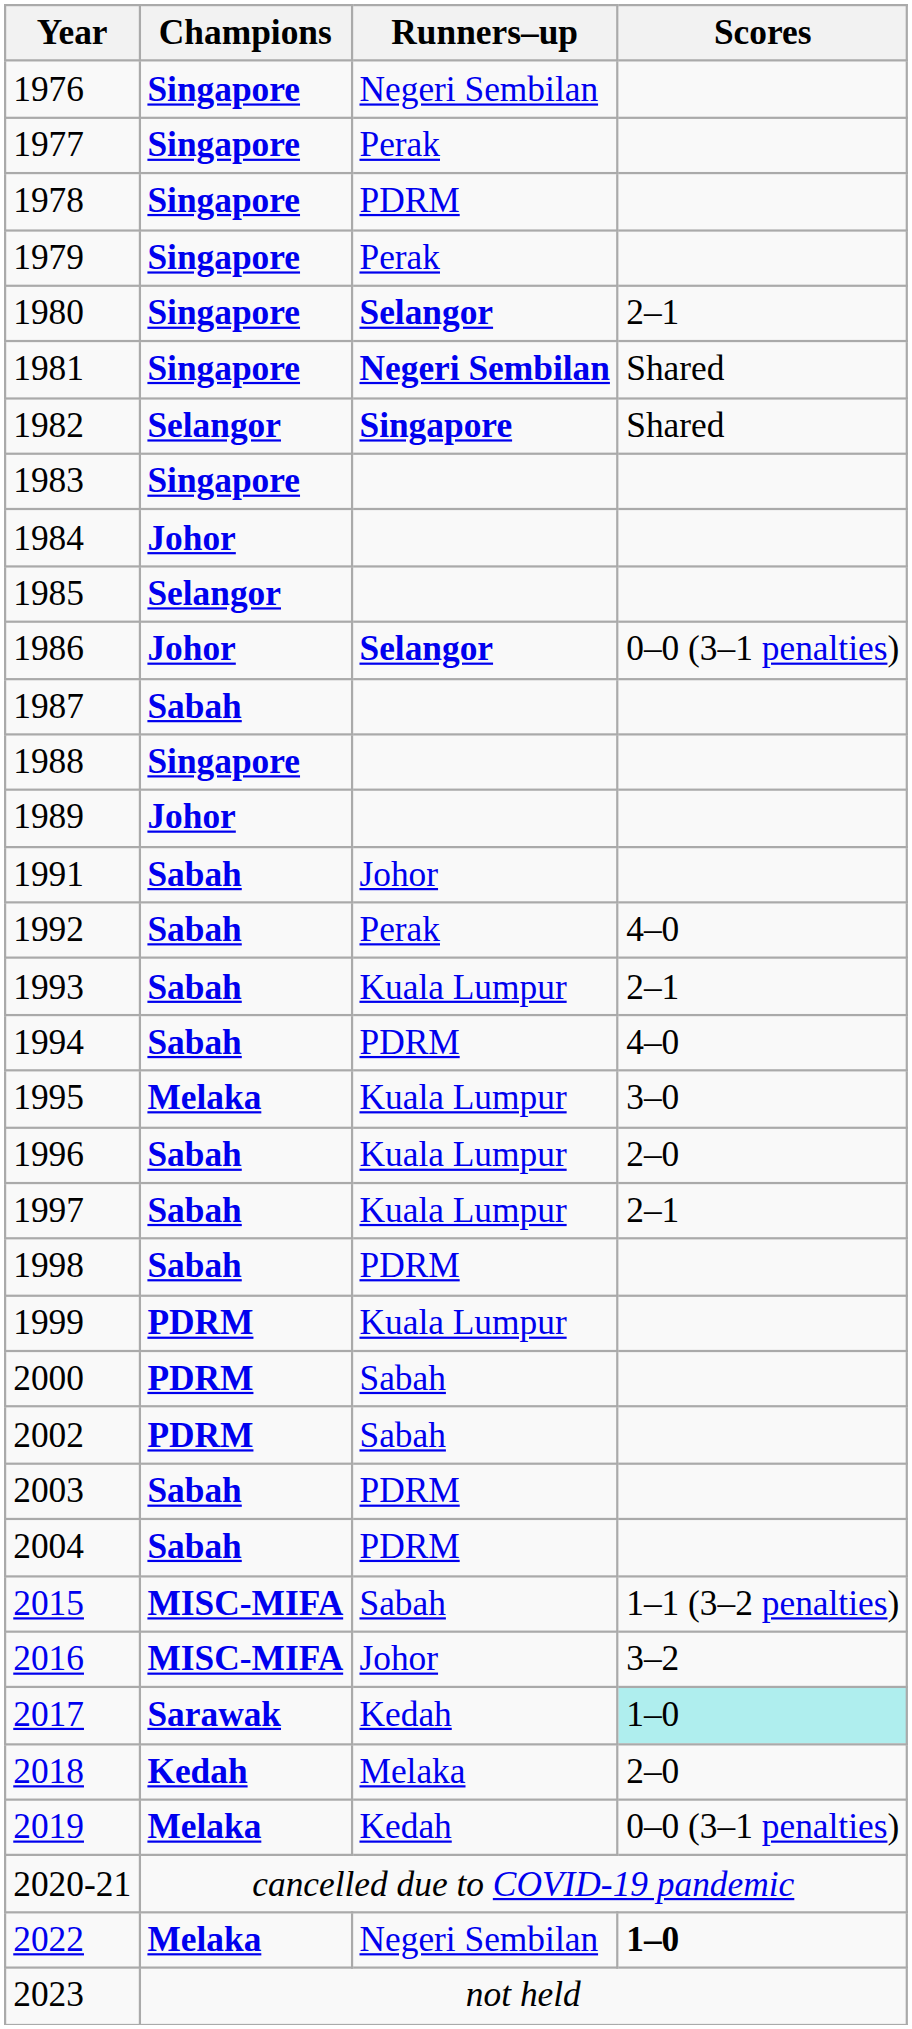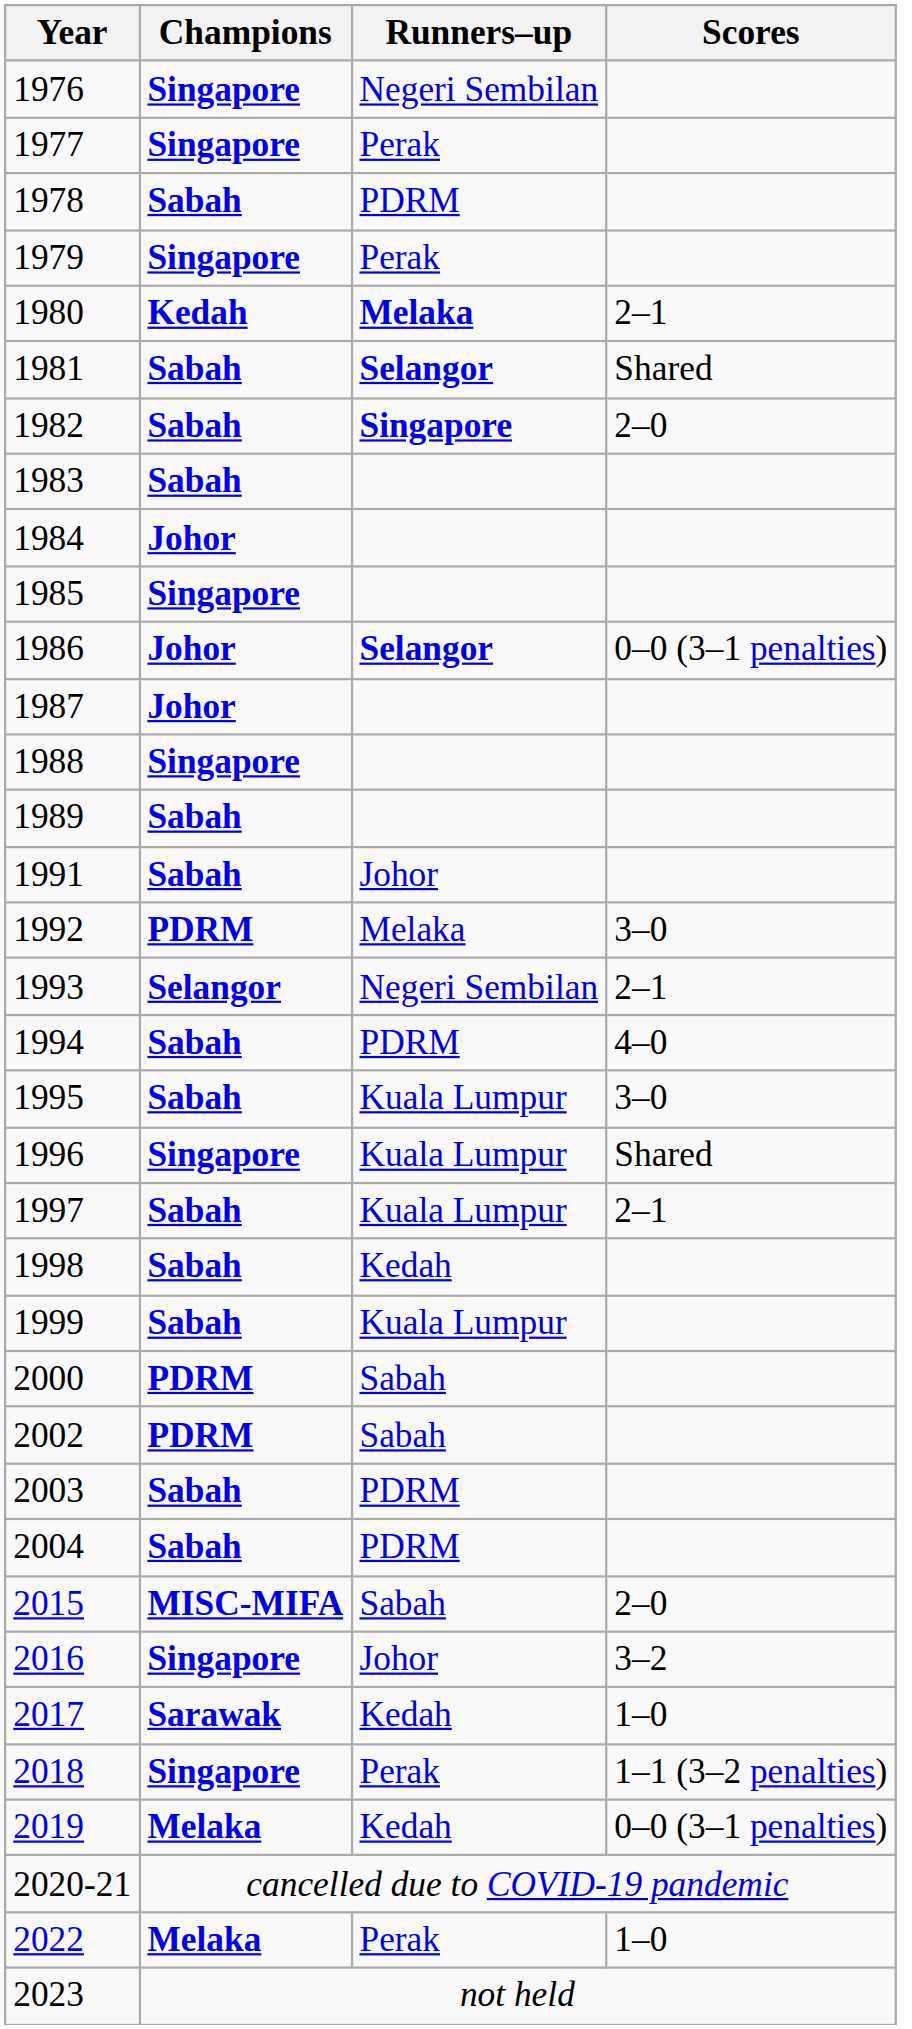(224, 200) Singapore -> (195, 200) Sabah
(224, 312) Singapore -> (198, 312) Kedah
(426, 312) Selangor -> (416, 312) Melaka
(224, 369) Singapore -> (195, 369) Sabah
(485, 369) Negeri Sembilan -> (426, 369) Selangor
(214, 425) Selangor -> (195, 425) Sabah
(675, 425) Shared -> (641, 425) 2–0
(224, 481) Singapore -> (195, 481) Sabah
(214, 593) Selangor -> (224, 593) Singapore
(195, 705) Sabah -> (192, 705) Johor
(192, 817) Johor -> (195, 817) Sabah
(195, 929) Sabah -> (200, 929) PDRM
(400, 929) Perak -> (412, 929) Melaka
(653, 929) 4–0 -> (641, 929) 3–0
(195, 985) Sabah -> (214, 985) Selangor
(463, 985) Kuala Lumpur -> (479, 985) Negeri Sembilan
(204, 1098) Melaka -> (195, 1098) Sabah
(195, 1154) Sabah -> (224, 1154) Singapore
(653, 1154) 2–0 -> (663, 1154) Shared
(410, 1266) PDRM -> (406, 1266) Kedah
(200, 1322) PDRM -> (195, 1322) Sabah
(763, 1602) 1–1 (3–2 penalties) -> (641, 1602) 2–0
(245, 1658) MISC-MIFA -> (224, 1658) Singapore
(653, 1714) paleturquoise background -> (641, 1714) no background
(198, 1770) Kedah -> (224, 1770) Singapore
(412, 1770) Melaka -> (400, 1770) Perak
(653, 1770) 2–0 -> (751, 1770) 1–1 (3–2 penalties)
(479, 1939) Negeri Sembilan -> (400, 1939) Perak
(653, 1939) bold -> (641, 1939) normal
